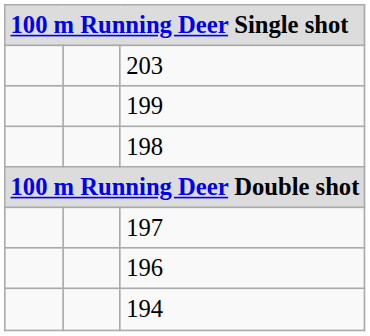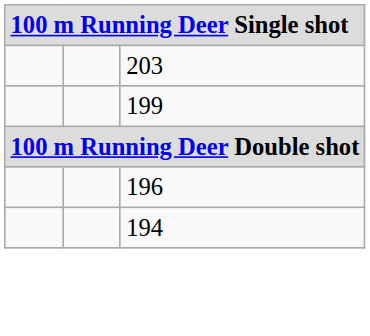- row: (145, 146)
- row: (145, 227)
